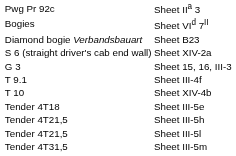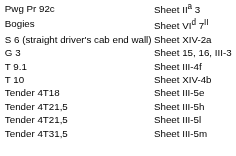- row: (177, 39)
